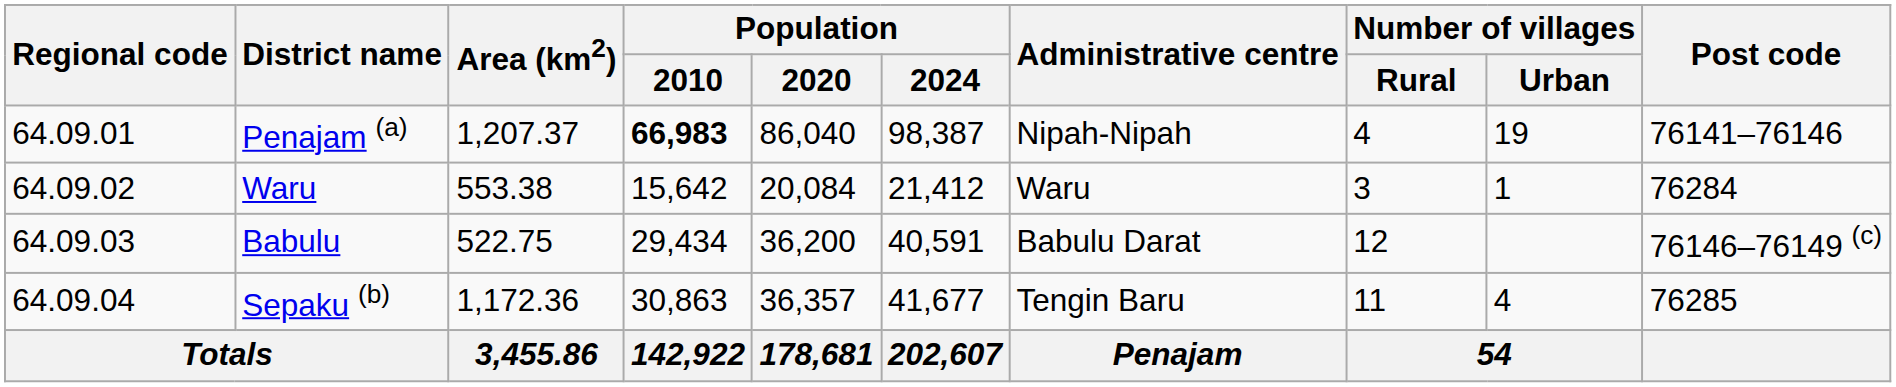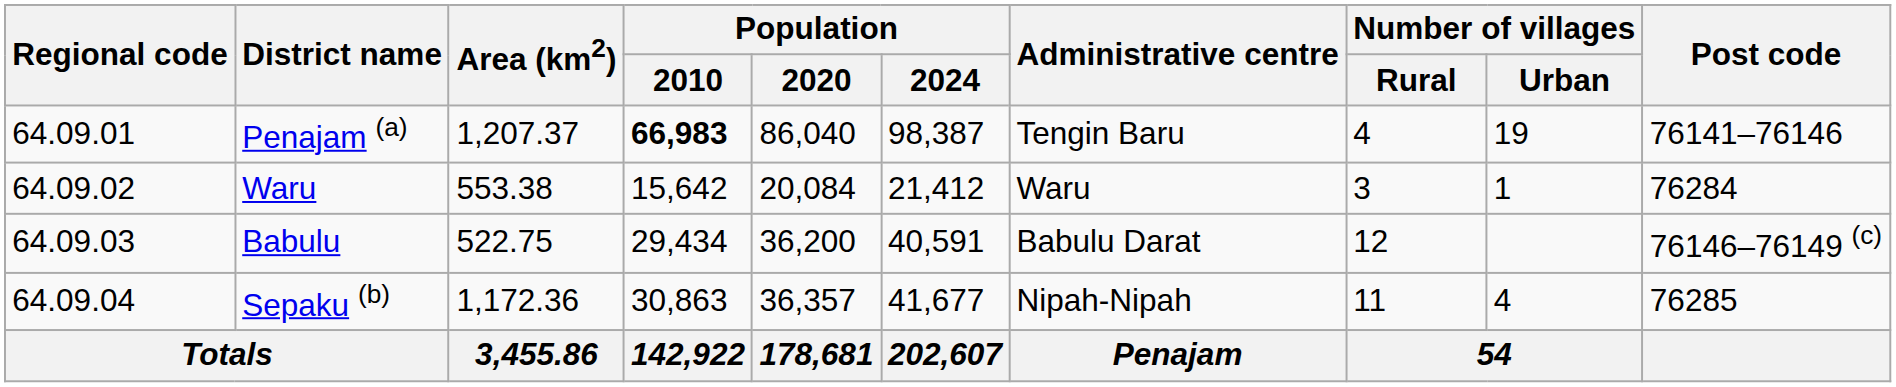(1104, 133) Nipah-Nipah -> (1101, 133) Tengin Baru
(1101, 300) Tengin Baru -> (1104, 300) Nipah-Nipah
